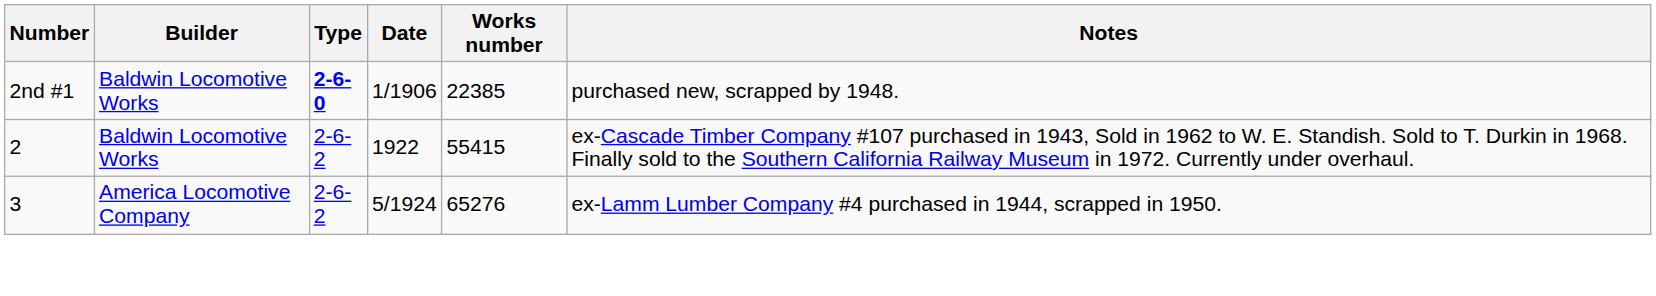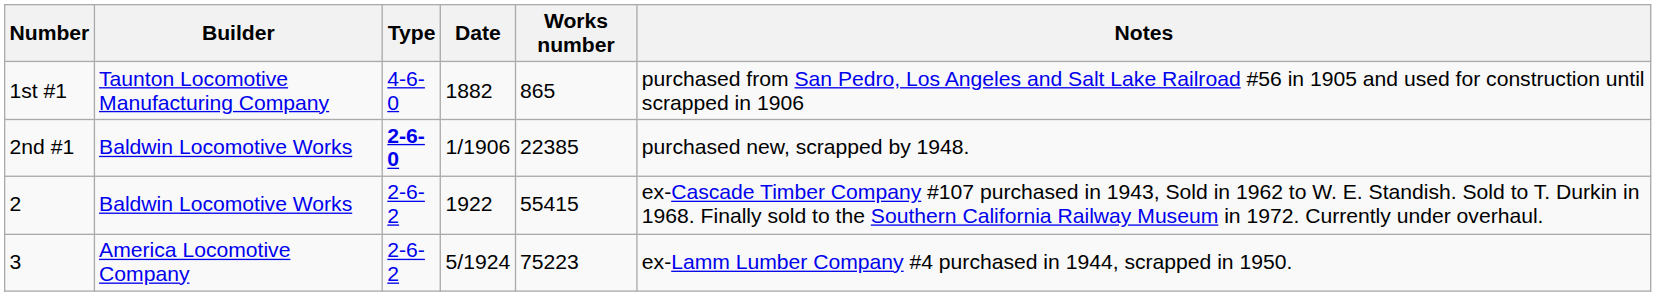+ row: (38, 90)
(476, 204) 65276 -> (549, 262) 75223
